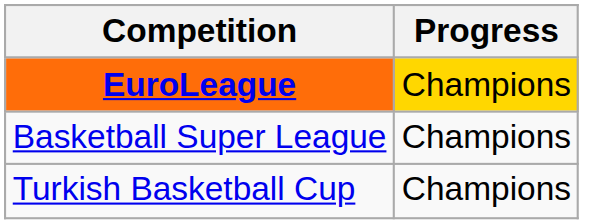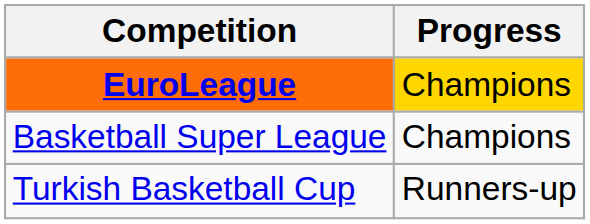(486, 190) Champions -> (489, 190) Runners-up
